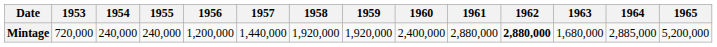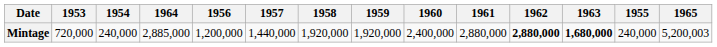columns swapped: (162, 13) <-> (633, 13)
(580, 32) normal -> (589, 32) bold
(685, 32) 5,200,000 -> (685, 32) 5,200,003
